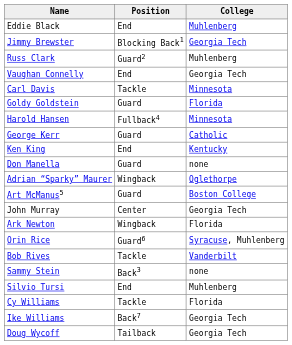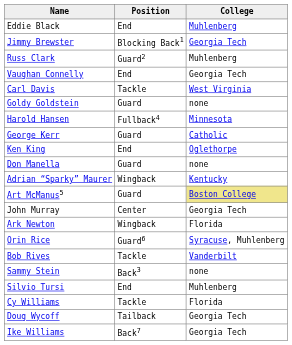(211, 89) Minnesota -> (220, 89) West Virginia
(206, 104) Florida -> (199, 104) none
(208, 149) Kentucky -> (213, 149) Oglethorpe
(213, 179) Oglethorpe -> (208, 179) Kentucky
(223, 194) no background -> (223, 194) khaki background
rows swapped: (36, 318) <-> (33, 333)
